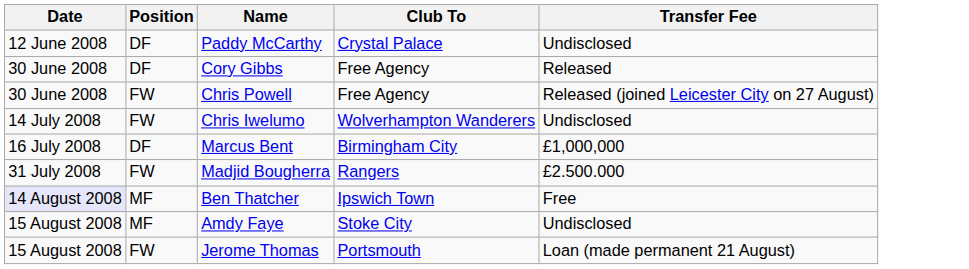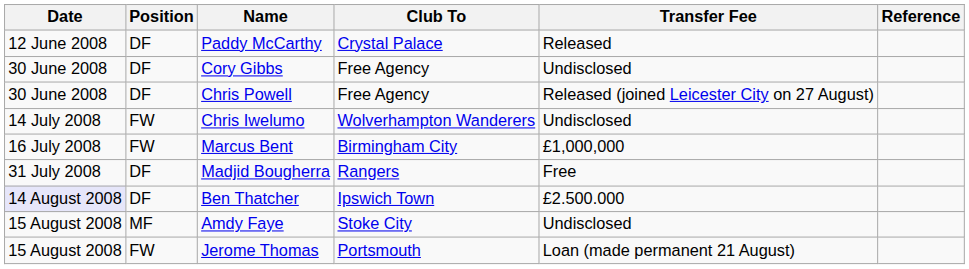+ column: (921, 17)
(587, 43) Undisclosed -> (577, 43) Released
(577, 69) Released -> (587, 69) Undisclosed
(142, 95) FW -> (140, 95) DF
(140, 146) DF -> (142, 146) FW
(142, 172) FW -> (140, 172) DF
(584, 172) £2.500.000 -> (560, 172) Free
(141, 198) MF -> (140, 198) DF
(560, 198) Free -> (584, 198) £2.500.000
